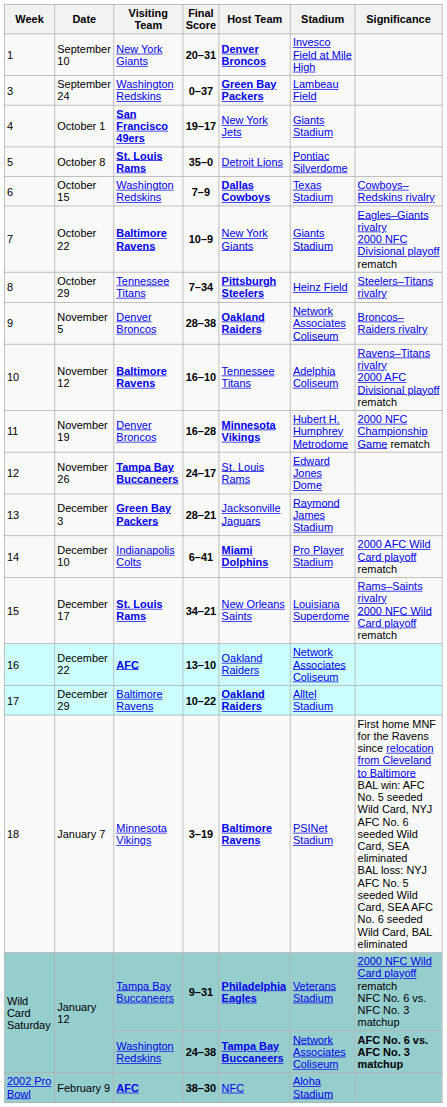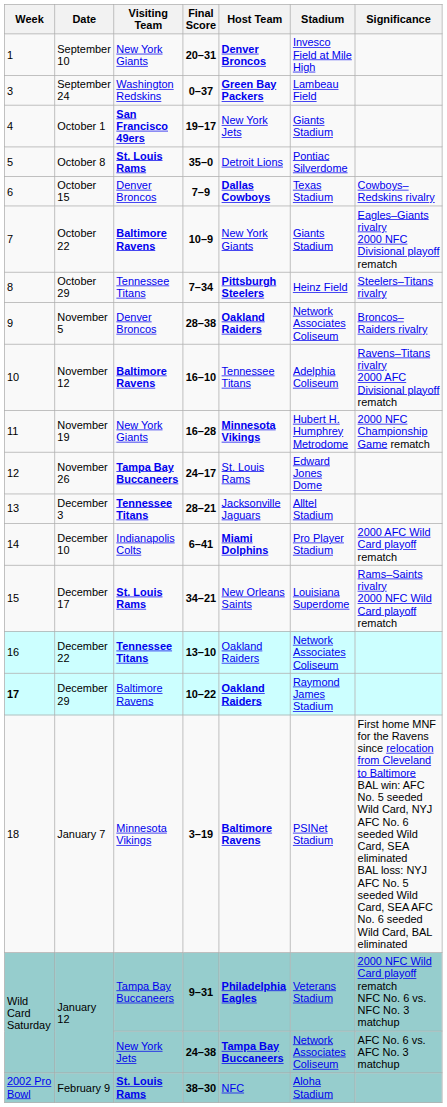(145, 192) Washington Redskins -> (136, 192) Denver Broncos
(136, 431) Denver Broncos -> (139, 431) New York Giants
(144, 515) Green Bay Packers -> (144, 509) Tennessee Titans
(316, 515) Raymond James Stadium -> (313, 509) Alltel Stadium
(128, 665) AFC -> (144, 653) Tennessee Titans
(13, 700) normal -> (13, 694) bold
(313, 700) Alltel Stadium -> (316, 694) Raymond James Stadium
(145, 1052) Washington Redskins -> (139, 1052) New York Jets
(393, 1052) bold -> (392, 1052) normal
(128, 1088) AFC -> (139, 1088) St. Louis Rams
